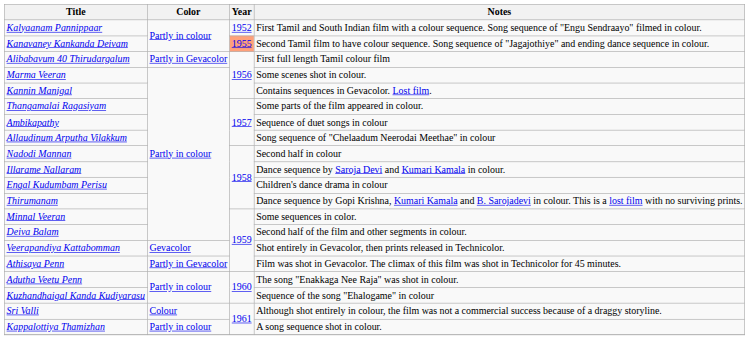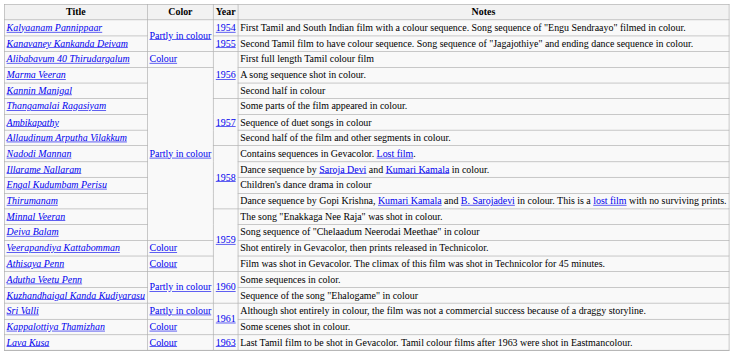(242, 28) 1952 -> (226, 28) 1954
(242, 43) lightsalmon background -> (226, 43) no background
(188, 59) Partly in Gevacolor -> (163, 59) Colour
(311, 75) Some scenes shot in colour. -> (303, 75) A song sequence shot in colour.
(344, 91) Contains sequences in Gevacolor. Lost film. -> (283, 91) Second half in colour
(376, 138) Song sequence of "Chelaadum Neerodai Meethae" in colour -> (345, 138) Second half of the film and other segments in colour.
(299, 153) Second half in colour -> (328, 153) Contains sequences in Gevacolor. Lost film.
(306, 216) Some sequences in color. -> (341, 216) The song "Enakkaga Nee Raja" was shot in colour.
(361, 232) Second half of the film and other segments in colour. -> (360, 232) Song sequence of "Chelaadum Neerodai Meethae" in colour
(170, 248) Gevacolor -> (163, 248) Colour
(188, 264) Partly in Gevacolor -> (163, 264) Colour
(357, 279) The song "Enakkaga Nee Raja" was shot in colour. -> (290, 279) Some sequences in color.
(163, 311) Colour -> (180, 311) Partly in colour
(180, 327) Partly in colour -> (163, 327) Colour
(319, 327) A song sequence shot in colour. -> (295, 327) Some scenes shot in colour.
+ row: (28, 342)
